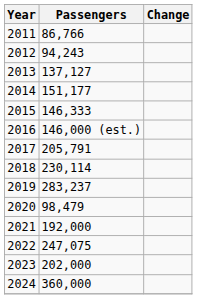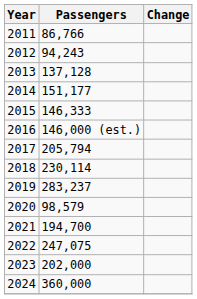(66, 72) 137,127 -> (66, 72) 137,128
(66, 149) 205,791 -> (66, 149) 205,794
(63, 207) 98,479 -> (63, 207) 98,579
(66, 226) 192,000 -> (66, 226) 194,700
